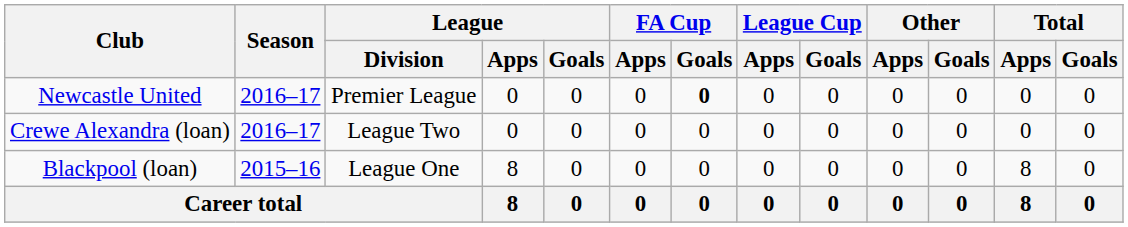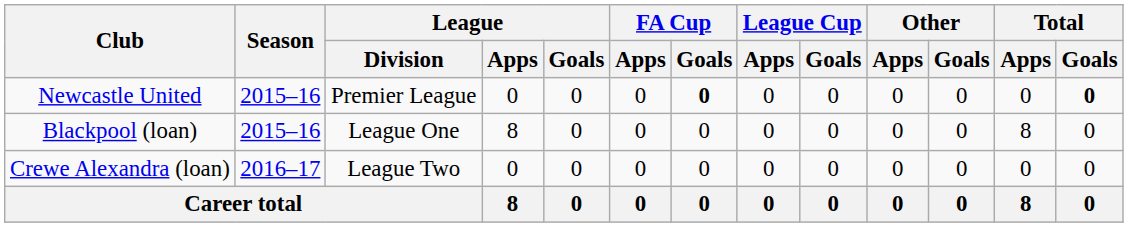(280, 95) 2016–17 -> (280, 95) 2015–16
(1090, 95) normal -> (1090, 95) bold
rows swapped: (120, 167) <-> (120, 131)
